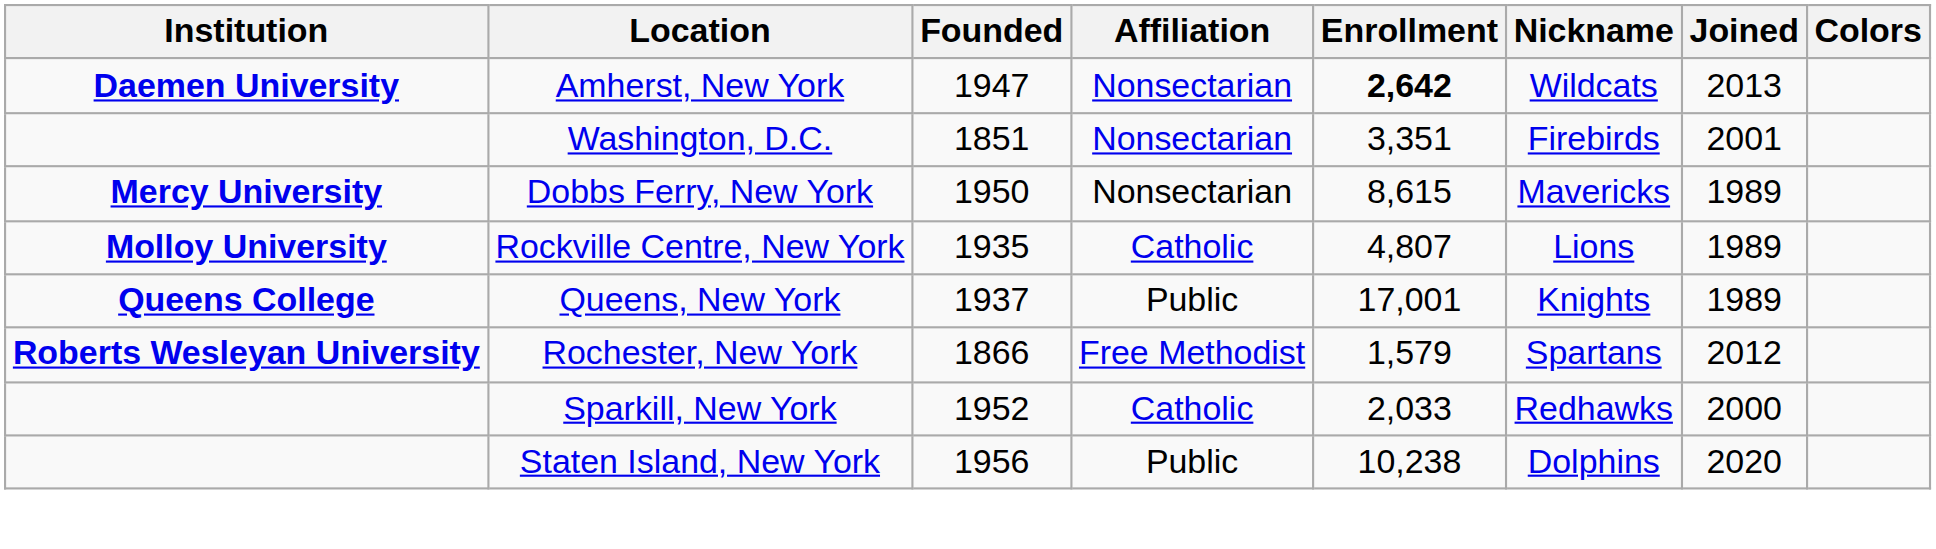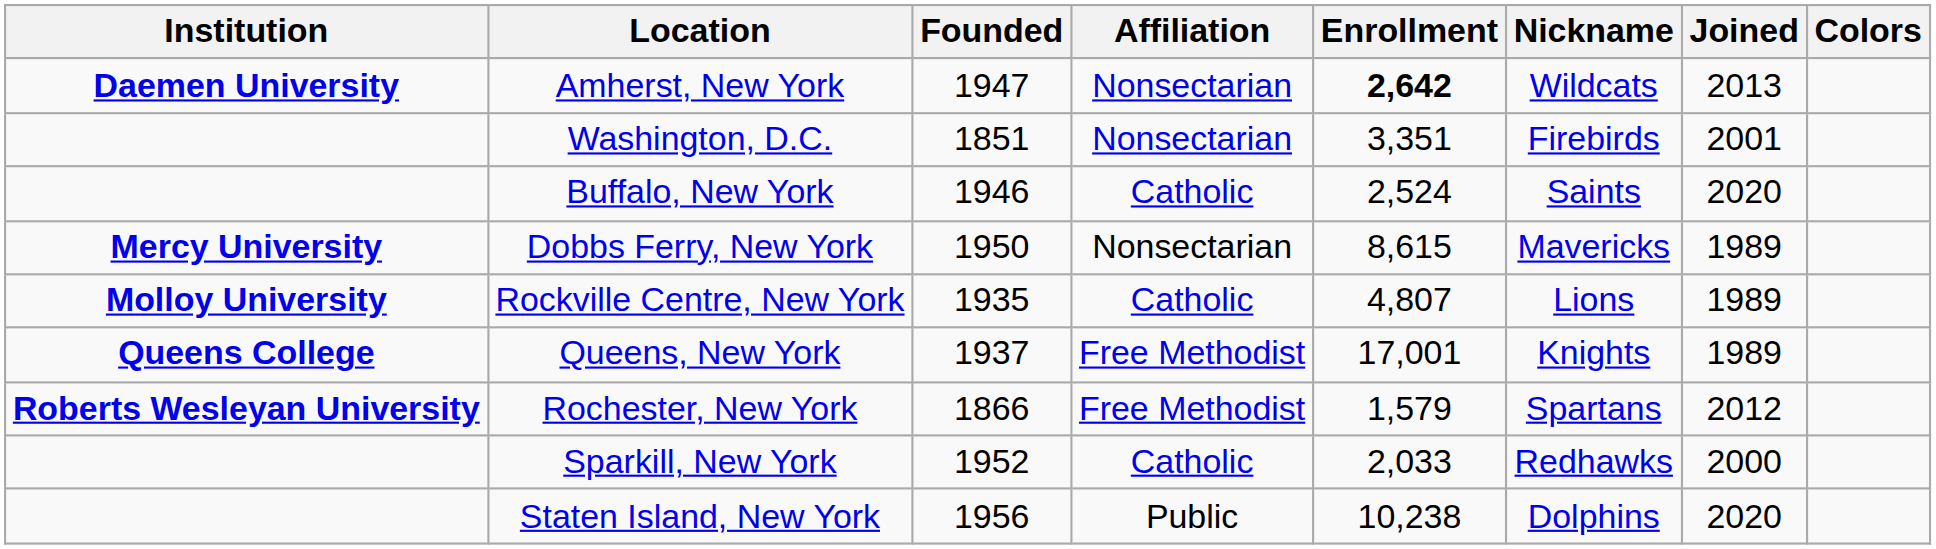+ row: (700, 192)
(1192, 300) Public -> (1192, 354) Free Methodist
